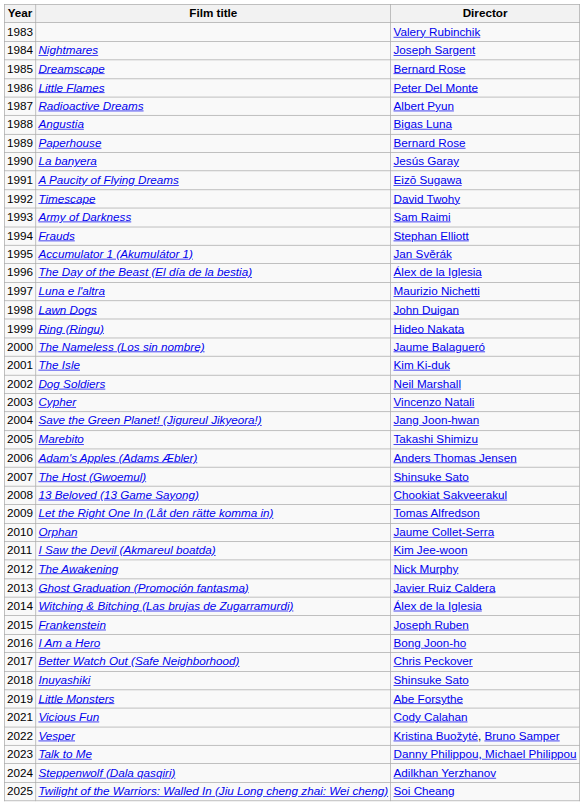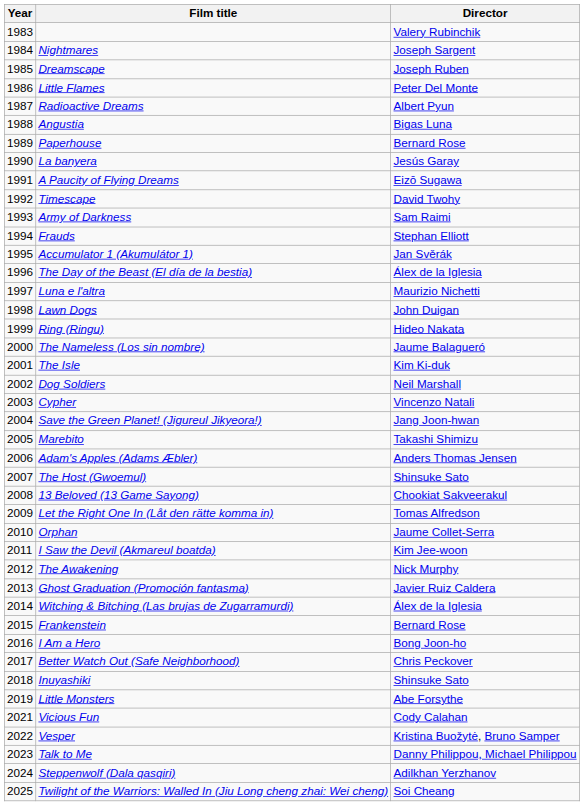(430, 69) Bernard Rose -> (431, 69) Joseph Ruben
(431, 625) Joseph Ruben -> (430, 625) Bernard Rose
